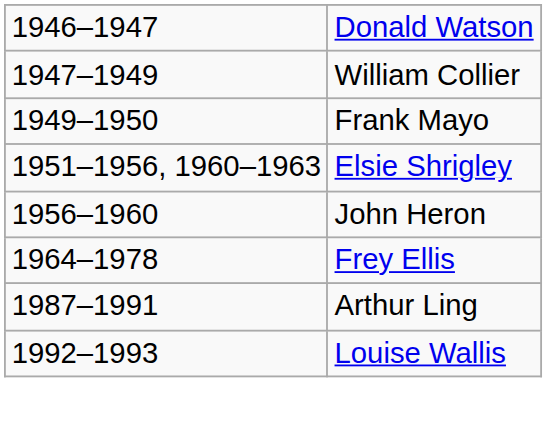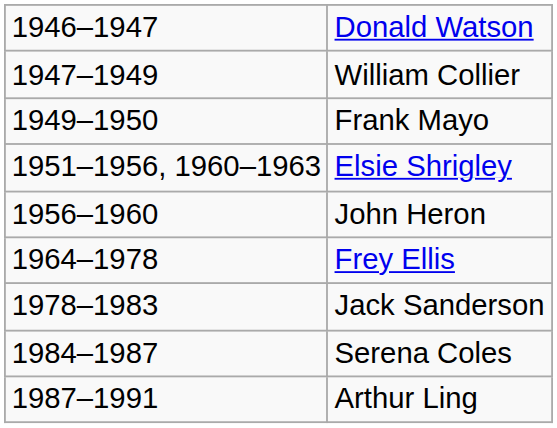+ row: (440, 306)
+ row: (423, 352)
- row: (420, 352)
